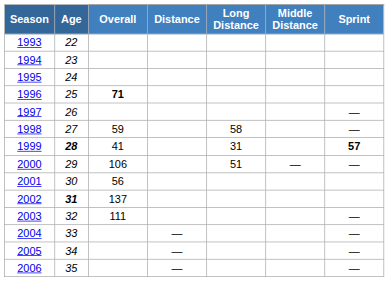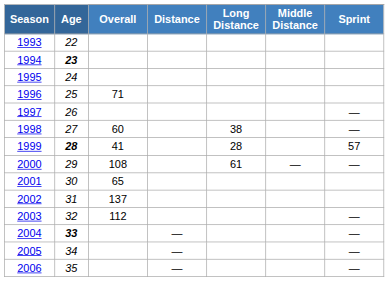(71, 60) normal -> (71, 60) bold
(118, 95) bold -> (118, 95) normal
(118, 129) 59 -> (118, 129) 60
(236, 129) 58 -> (236, 129) 38
(236, 147) 31 -> (236, 147) 28
(354, 147) bold -> (354, 147) normal
(118, 164) 106 -> (118, 164) 108
(236, 164) 51 -> (236, 164) 61
(118, 181) 56 -> (118, 181) 65
(71, 199) bold -> (71, 199) normal
(118, 216) 111 -> (118, 216) 112
(71, 233) normal -> (71, 233) bold
